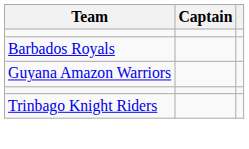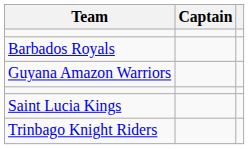+ row: (65, 105)
